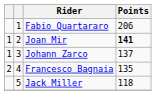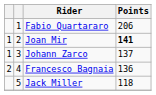(126, 69) 135 -> (126, 69) 136
